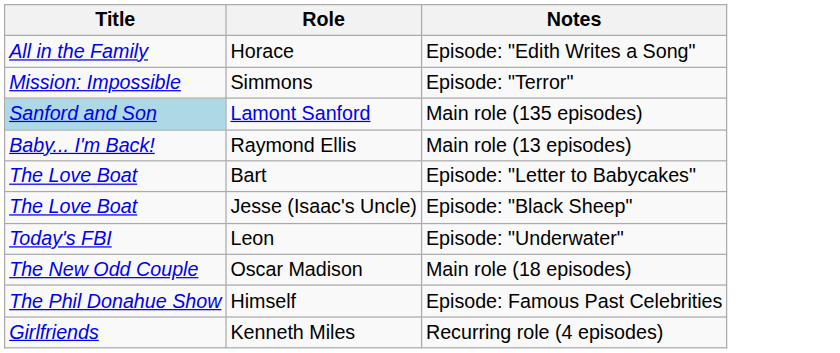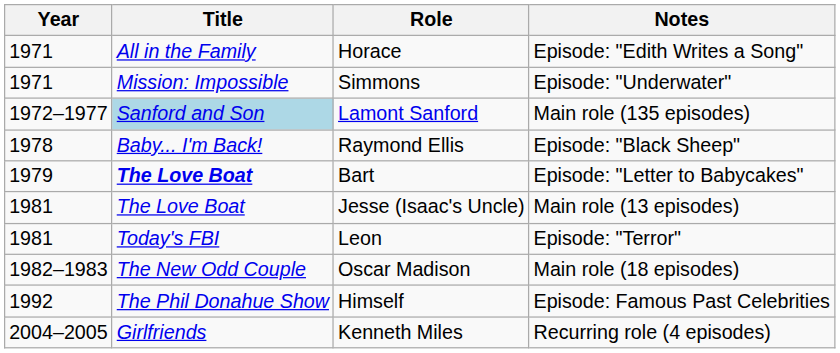+ column: (58, 20)
(500, 82) Episode: "Terror" -> (632, 82) Episode: "Underwater"
(529, 144) Main role (13 episodes) -> (637, 144) Episode: "Black Sheep"
(73, 176) normal -> (185, 176) bold
(529, 207) Episode: "Black Sheep" -> (636, 207) Main role (13 episodes)
(525, 238) Episode: "Underwater" -> (607, 238) Episode: "Terror"
